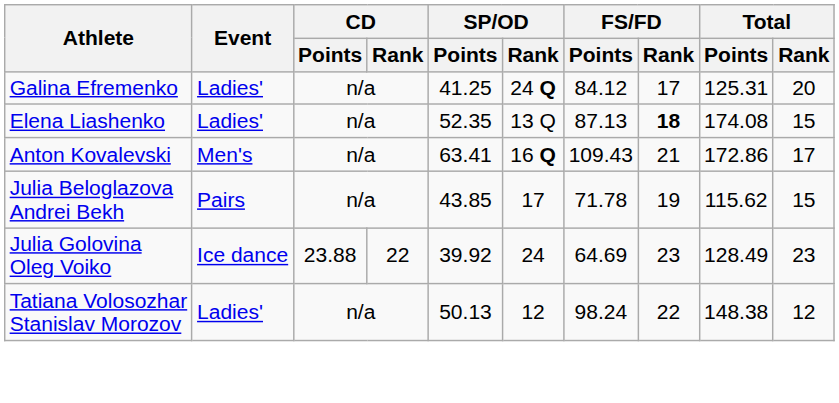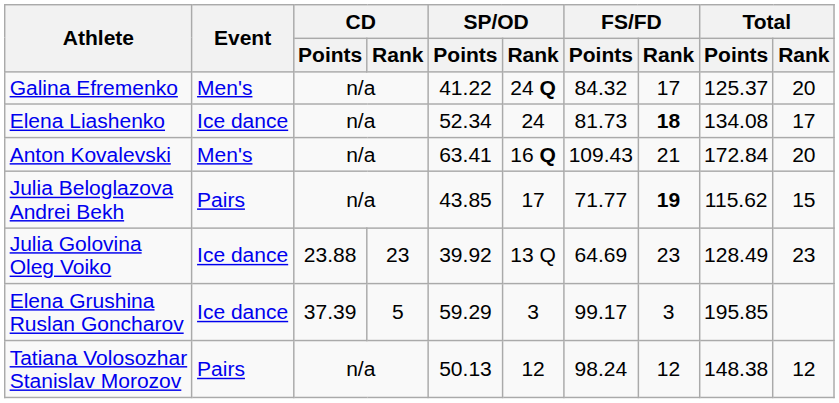(230, 88) Ladies' -> (225, 88) Men's
(465, 88) 41.25 -> (465, 88) 41.22
(601, 88) 84.12 -> (601, 88) 84.32
(736, 88) 125.31 -> (736, 88) 125.37
(230, 121) Ladies' -> (243, 121) Ice dance
(465, 121) 52.35 -> (465, 121) 52.34
(533, 121) 13 Q -> (533, 121) 24
(601, 121) 87.13 -> (601, 121) 81.73
(736, 121) 174.08 -> (736, 121) 134.08
(804, 121) 15 -> (804, 121) 17
(736, 155) 172.86 -> (736, 155) 172.84
(804, 155) 17 -> (804, 155) 20
(601, 199) 71.78 -> (601, 199) 71.77
(668, 199) normal -> (668, 199) bold
(398, 256) 22 -> (398, 256) 23
(533, 256) 24 -> (533, 256) 13 Q
+ row: (97, 313)
(230, 313) Ladies' -> (221, 369) Pairs
(668, 313) 22 -> (668, 369) 12
